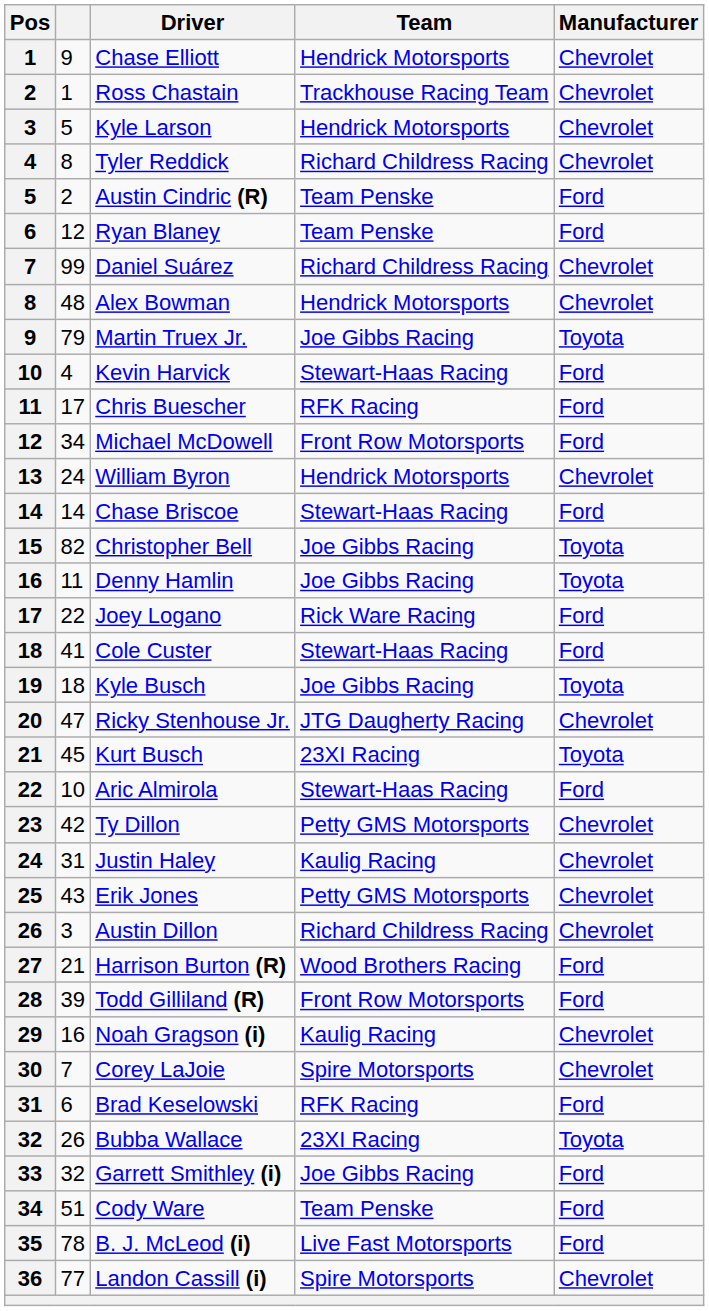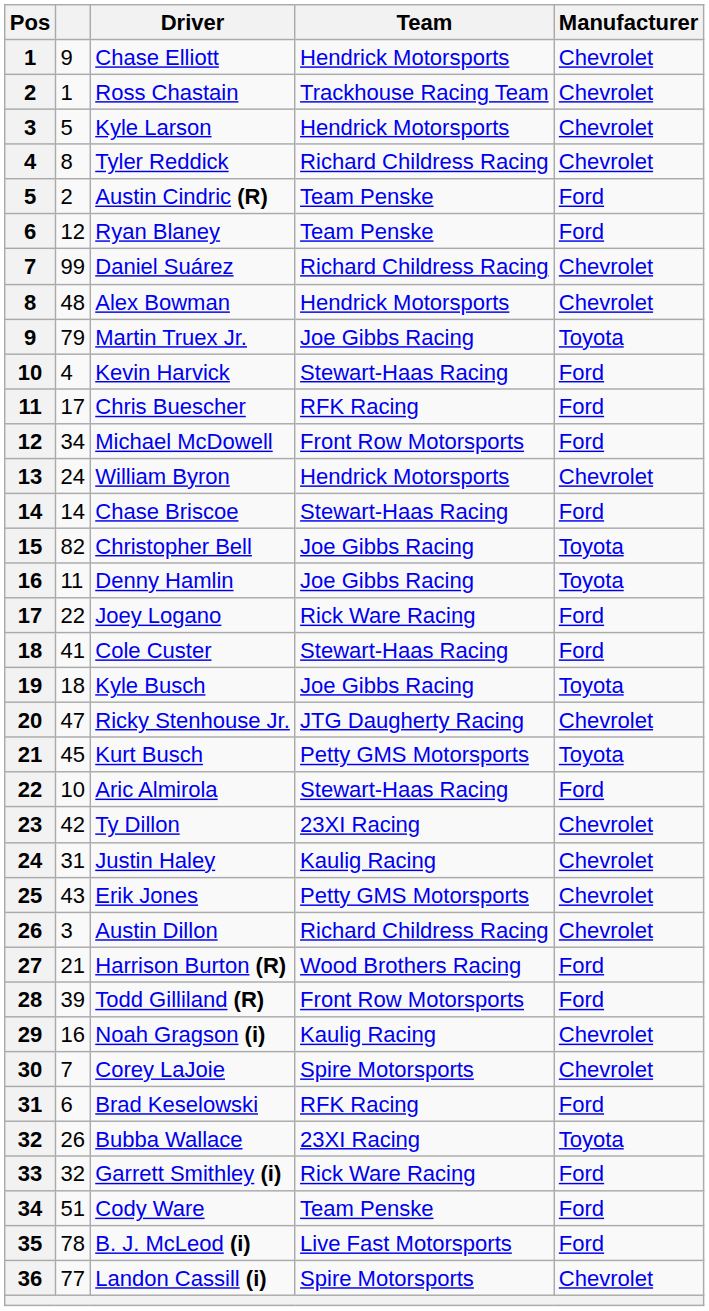(360, 755) 23XI Racing -> (415, 755) Petty GMS Motorsports
(415, 825) Petty GMS Motorsports -> (360, 825) 23XI Racing
(387, 1174) Joe Gibbs Racing -> (388, 1174) Rick Ware Racing
